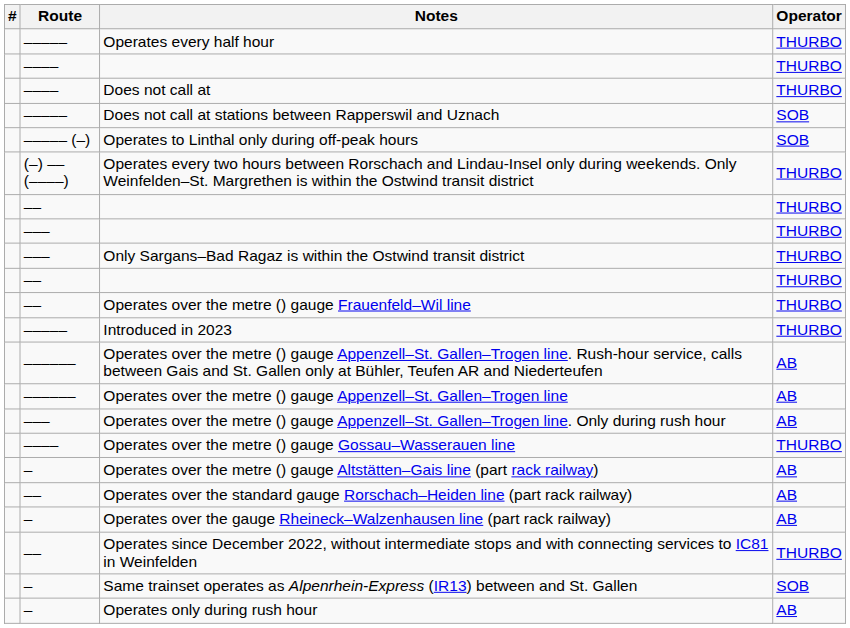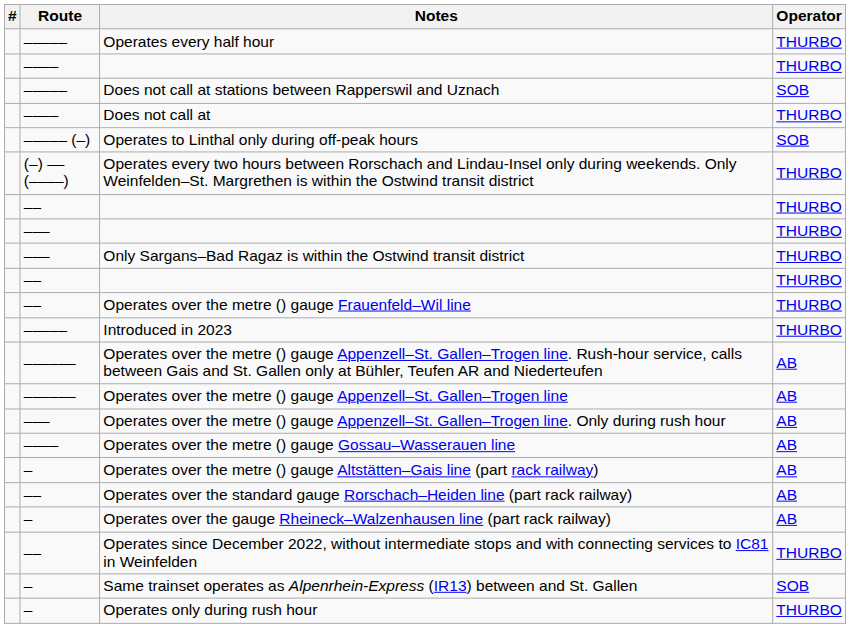rows swapped: (45, 115) <-> (41, 90)
(809, 445) THURBO -> (787, 445) AB
(787, 610) AB -> (809, 610) THURBO
